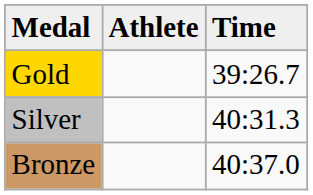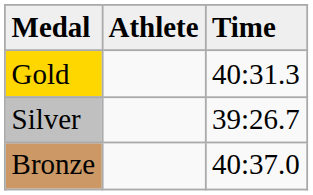(256, 73) 39:26.7 -> (256, 73) 40:31.3
(256, 119) 40:31.3 -> (256, 119) 39:26.7
